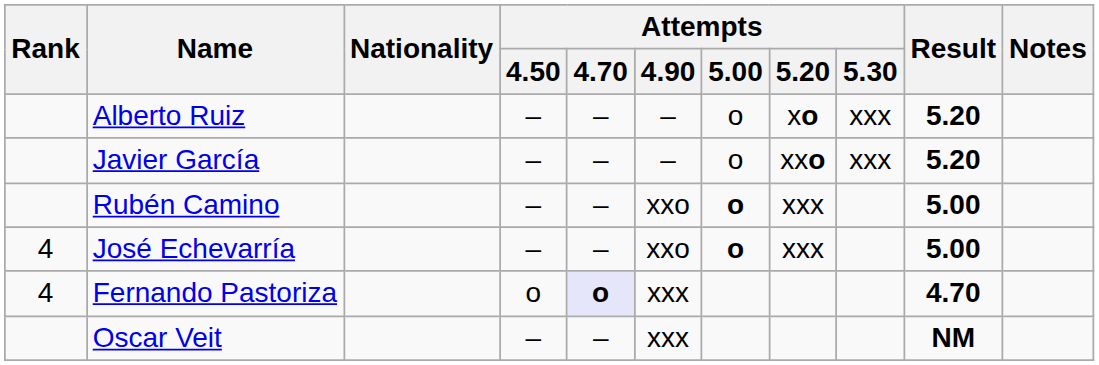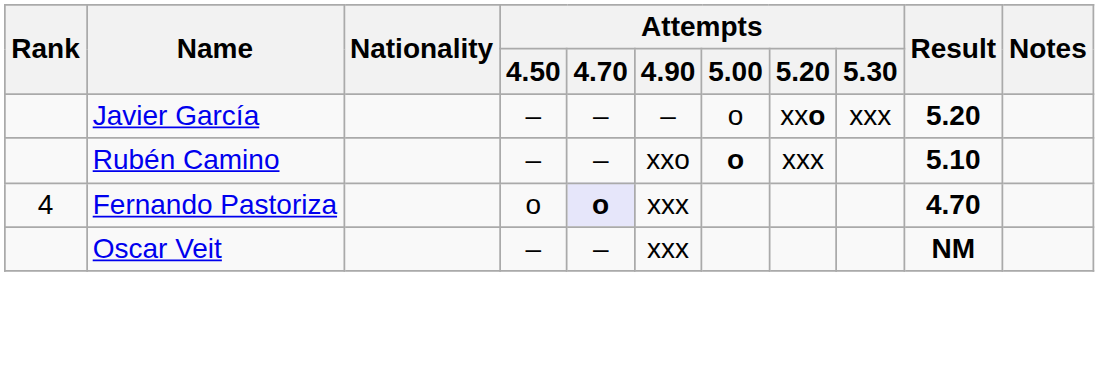- row: (169, 115)
(953, 204) 5.00 -> (953, 159) 5.10
- row: (194, 248)
